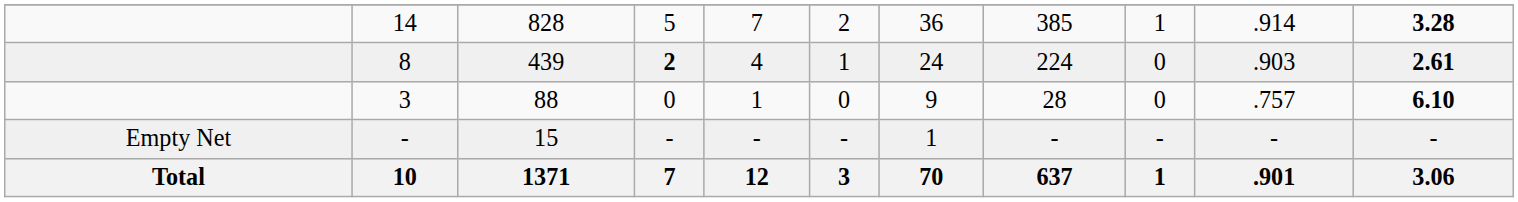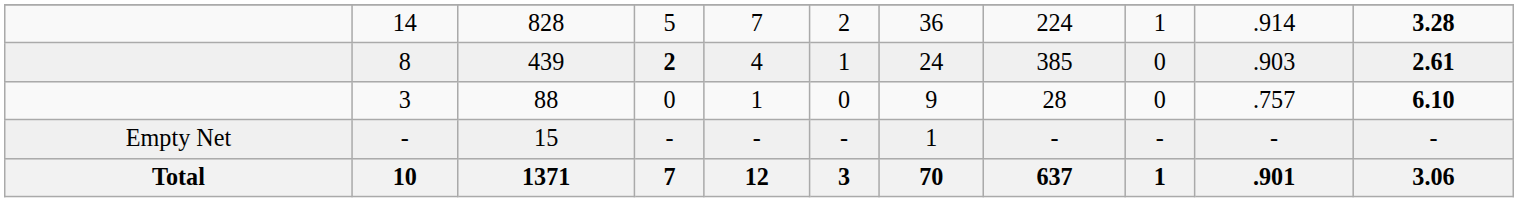(1055, 23) 385 -> (1055, 23) 224
(1055, 61) 224 -> (1055, 61) 385
